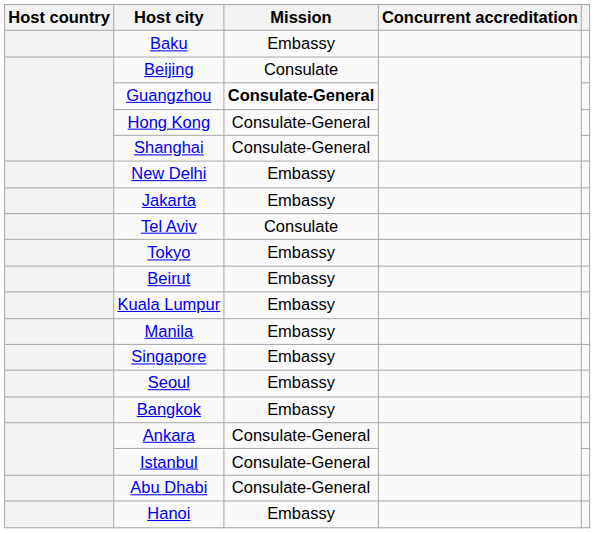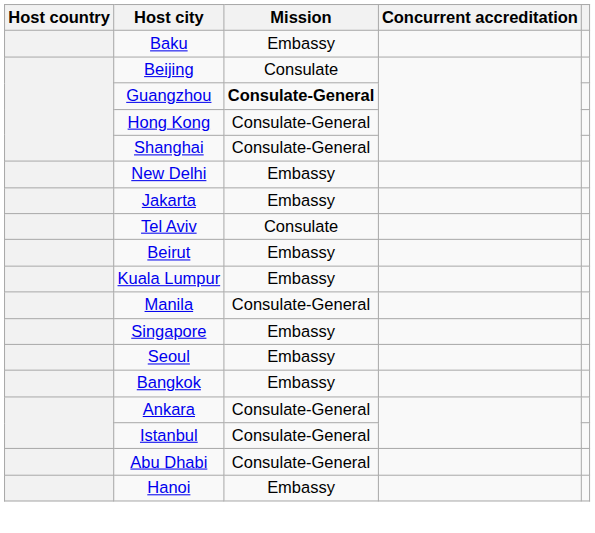- row: (169, 252)
(301, 331) Embassy -> (301, 305) Consulate-General
